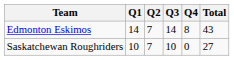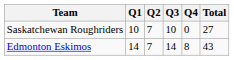rows swapped: (65, 47) <-> (49, 30)
